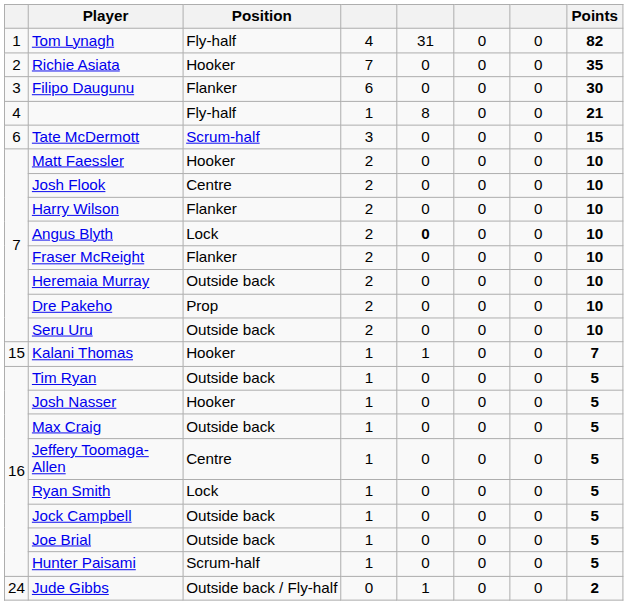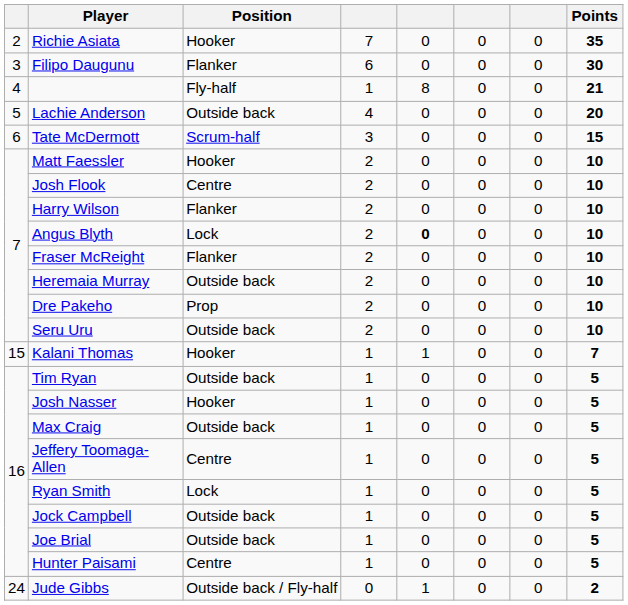- row: (73, 40)
+ row: (89, 112)
(223, 563) Scrum-half -> (209, 563) Centre
